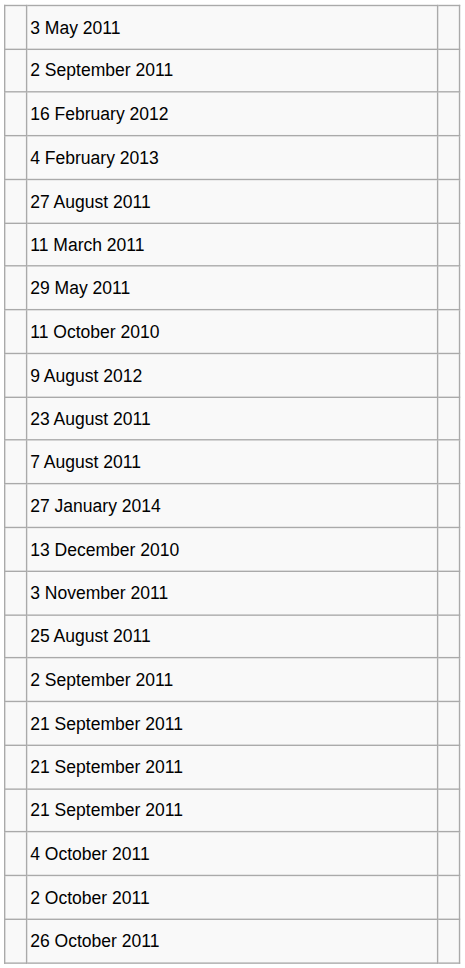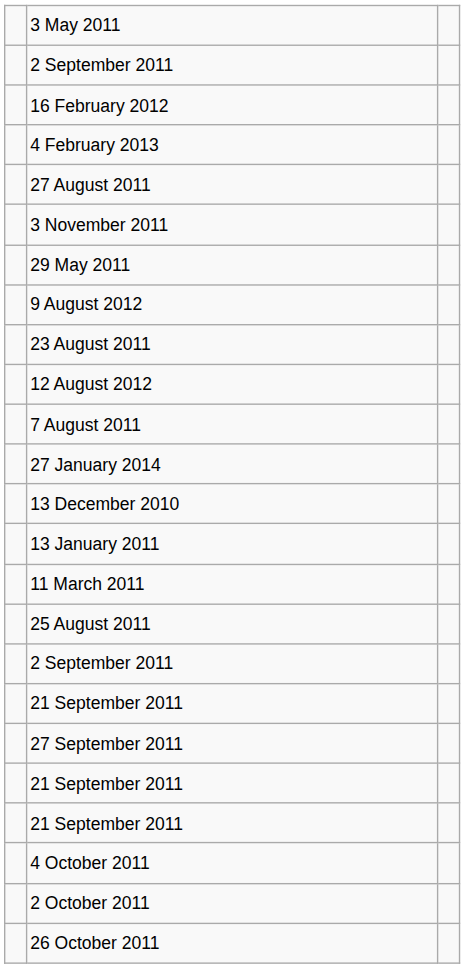rows swapped: (15, 593) <-> (15, 245)
- row: (15, 332)
+ row: (15, 384)
+ row: (15, 544)
+ row: (15, 743)
